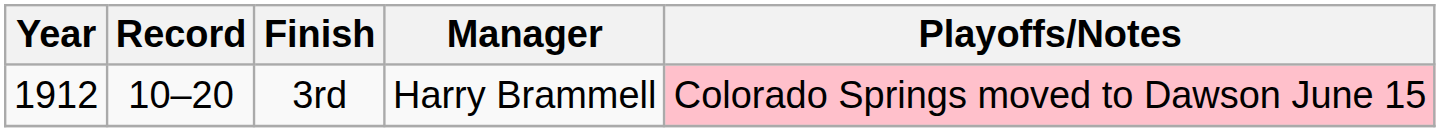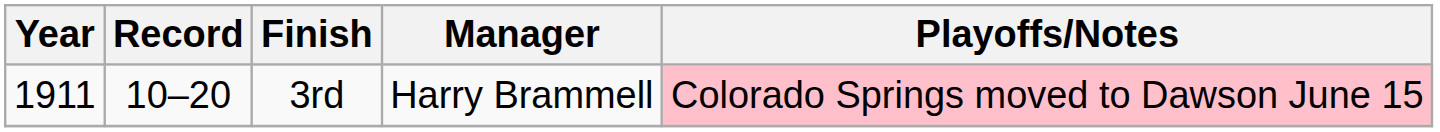(56, 94) 1912 -> (55, 94) 1911
